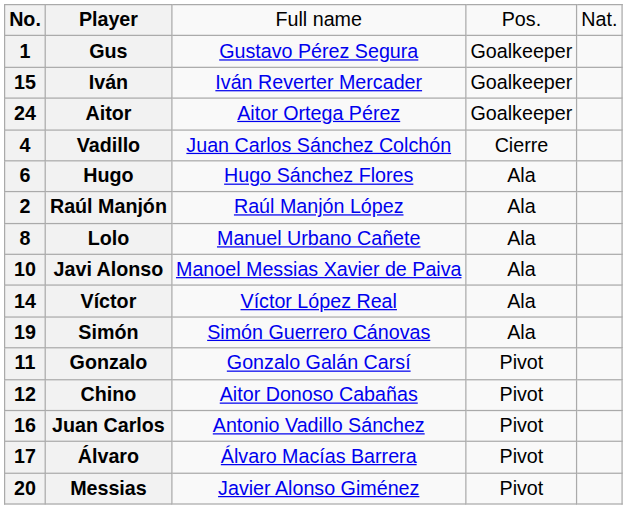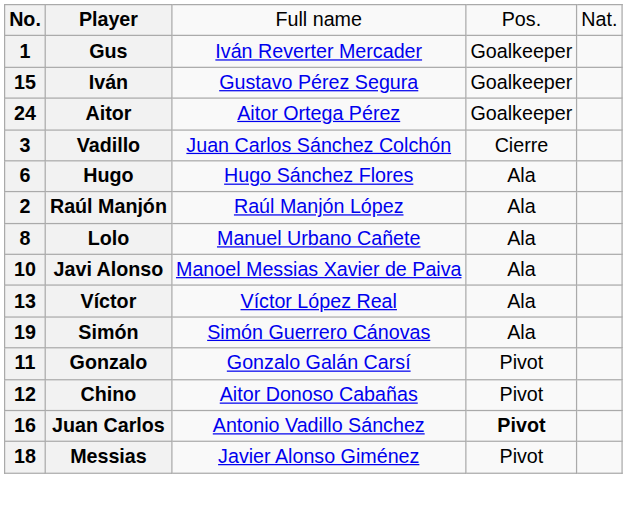(319, 51) Gustavo Pérez Segura -> (319, 51) Iván Reverter Mercader
(319, 82) Iván Reverter Mercader -> (319, 82) Gustavo Pérez Segura
(25, 144) 4 -> (25, 144) 3
(25, 301) 14 -> (25, 301) 13
(521, 425) normal -> (521, 425) bold
- row: (108, 457)
(25, 488) 20 -> (25, 457) 18
